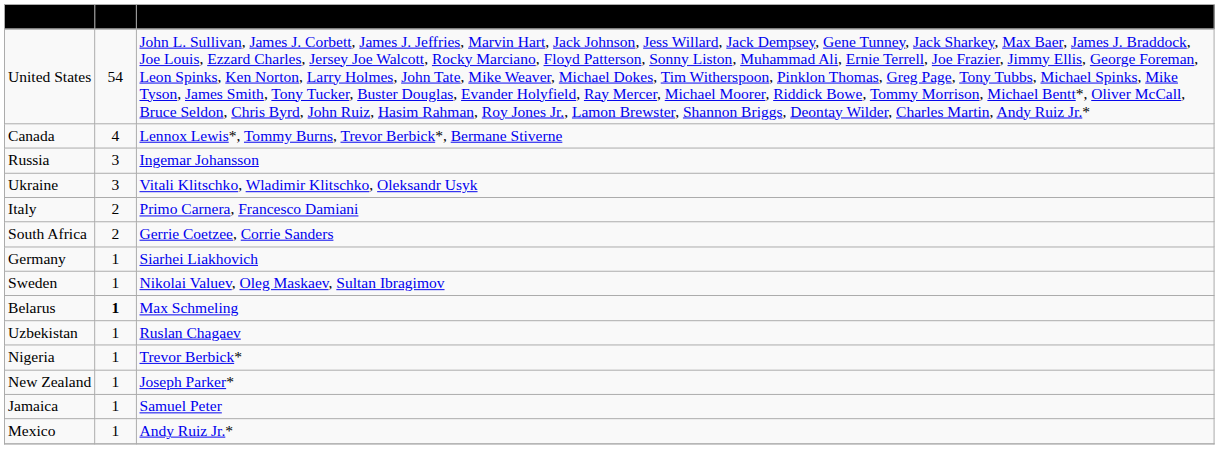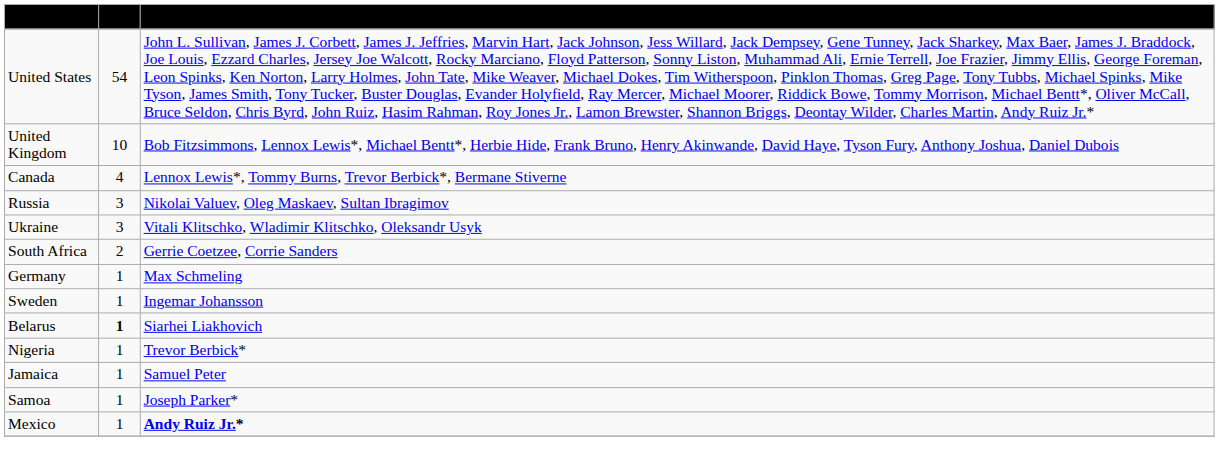+ row: (37, 144)
(199, 160) Ingemar Johansson -> (296, 202) Nikolai Valuev, Oleg Maskaev, Sultan Ibragimov
- row: (22, 209)
(199, 258) Siarhei Liakhovich -> (193, 276) Max Schmeling
(292, 283) Nikolai Valuev, Oleg Maskaev, Sultan Ibragimov -> (203, 301) Ingemar Johansson
(189, 308) Max Schmeling -> (203, 325) Siarhei Liakhovich
- row: (43, 332)
- row: (50, 382)
+ row: (29, 399)
(186, 431) normal -> (194, 424) bold
